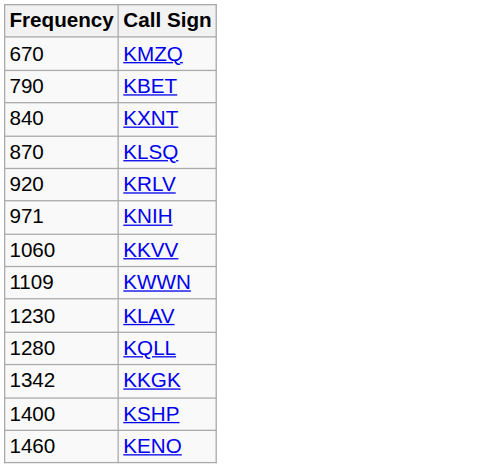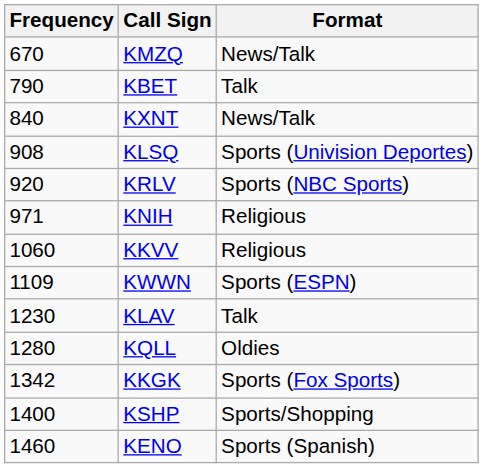+ column: (347, 20)
(27, 151) 870 -> (27, 151) 908
